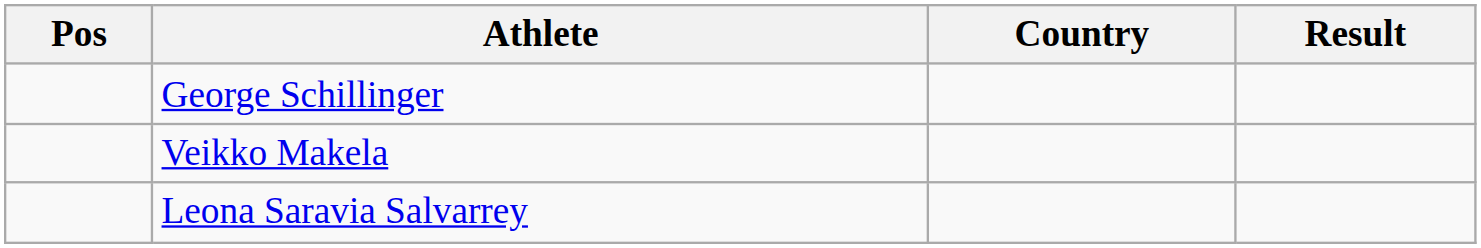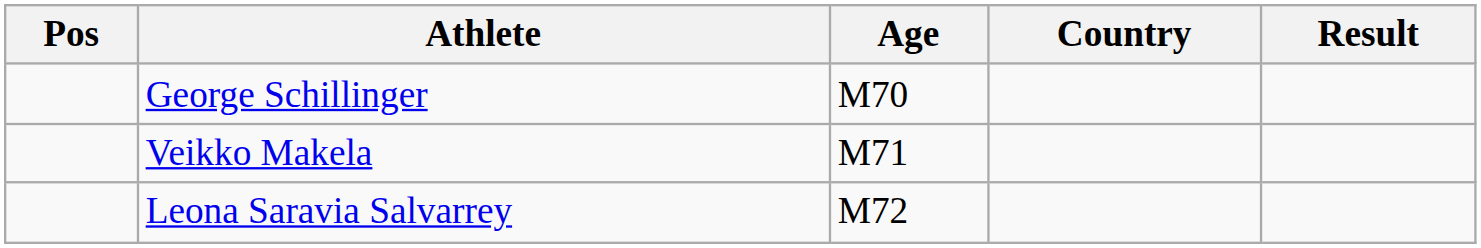+ column: (908, 34)
